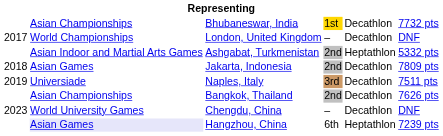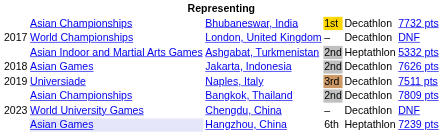(418, 67) 7809 pts -> (418, 67) 7626 pts
(418, 96) 7626 pts -> (418, 96) 7809 pts
